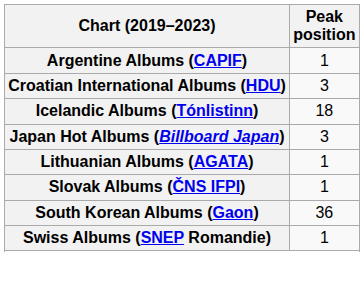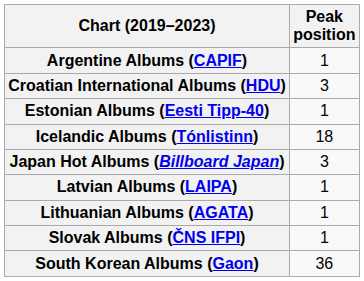+ row: (147, 111)
+ row: (147, 187)
- row: (147, 238)
